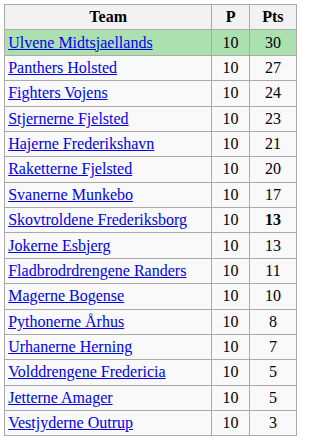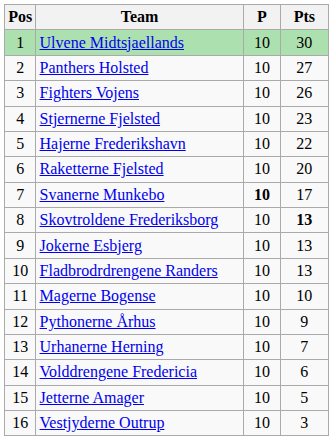+ column: (20, 17)
(273, 93) 24 -> (304, 93) 26
(273, 144) 21 -> (304, 144) 22
(231, 194) normal -> (262, 194) bold
(273, 270) 11 -> (304, 270) 13
(273, 321) 8 -> (304, 321) 9
(273, 372) 5 -> (304, 372) 6
